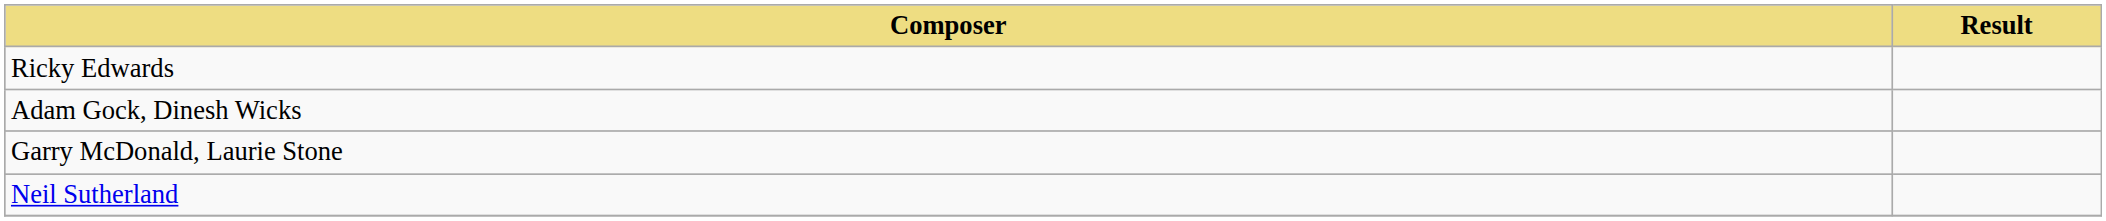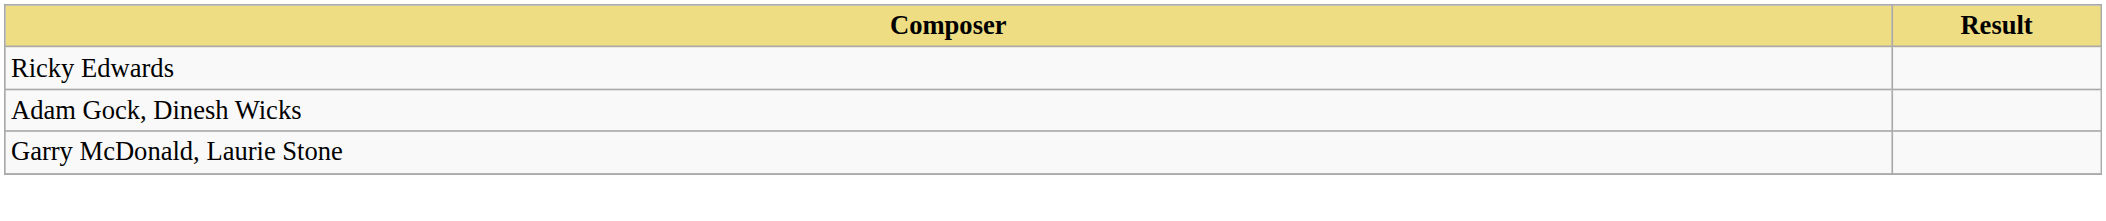- row: (95, 194)
